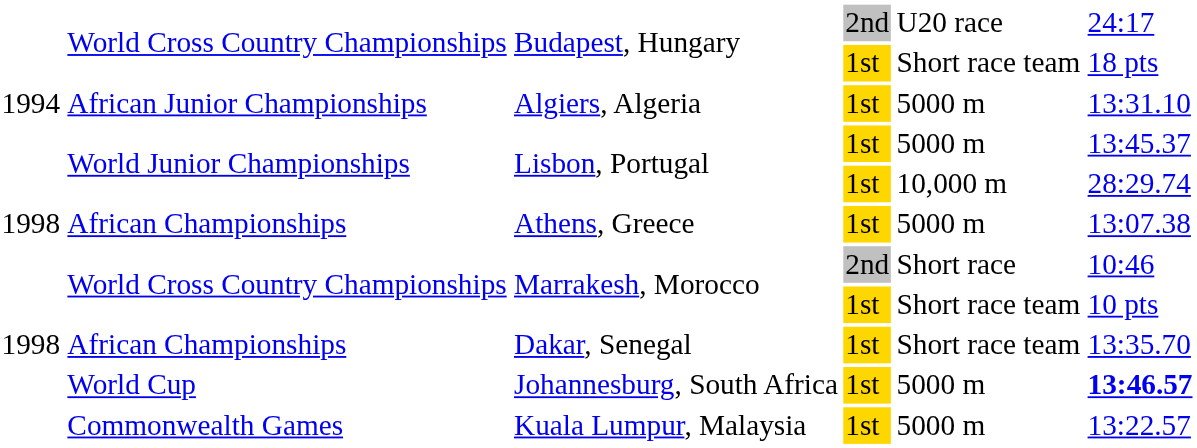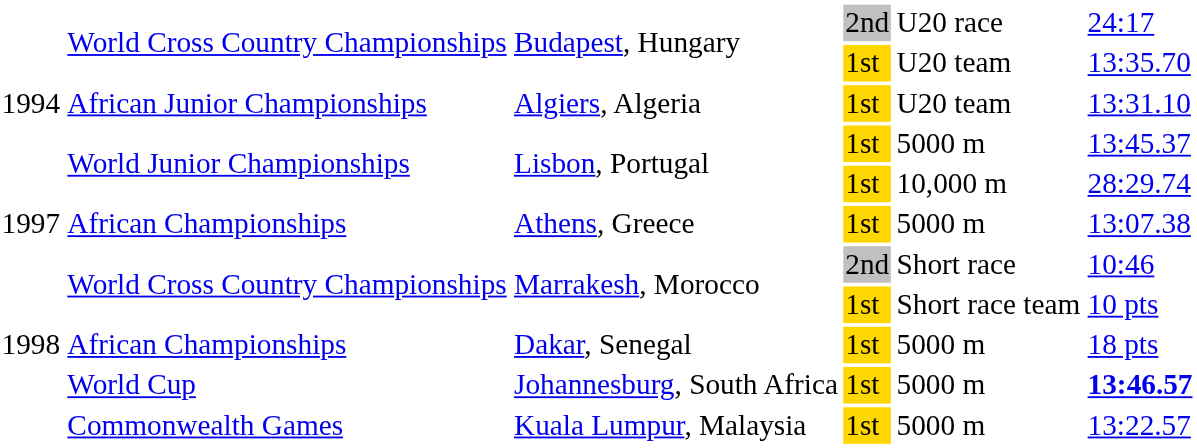(988, 62) Short race team -> (954, 62) U20 team
(1123, 62) 18 pts -> (1139, 62) 13:35.70
(941, 103) 5000 m -> (954, 103) U20 team
(31, 223) 1998 -> (31, 223) 1997
(988, 344) Short race team -> (941, 344) 5000 m
(1139, 344) 13:35.70 -> (1123, 344) 18 pts
